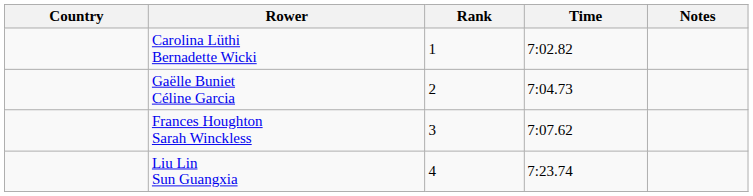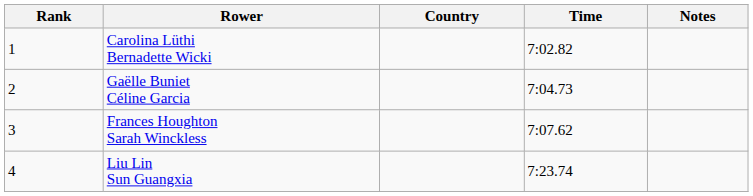columns swapped: (474, 16) <-> (76, 16)
